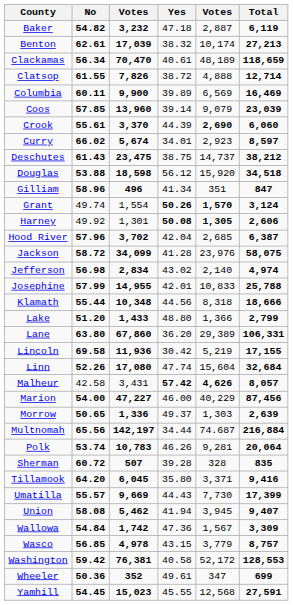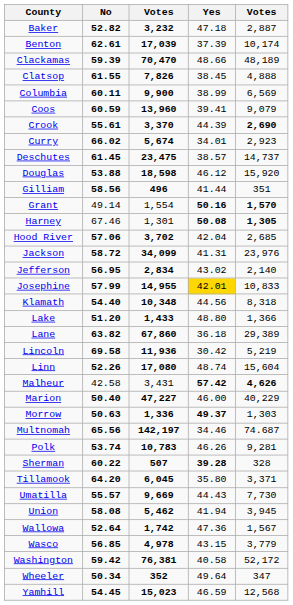- column: (264, 12)
(90, 29) 54.82 -> (106, 29) 52.82
(177, 45) 38.32 -> (212, 45) 37.39
(90, 61) 56.34 -> (106, 61) 59.39
(177, 61) 40.61 -> (212, 61) 48.66
(177, 77) 38.72 -> (212, 77) 38.45
(177, 93) 39.89 -> (212, 93) 38.99
(90, 109) 57.85 -> (106, 109) 60.59
(177, 109) 39.14 -> (212, 109) 39.41
(90, 157) 61.43 -> (106, 157) 61.45
(177, 157) 38.75 -> (212, 157) 38.57
(177, 173) 56.12 -> (212, 173) 46.12
(90, 190) 58.96 -> (106, 190) 58.56
(177, 190) 41.34 -> (212, 190) 41.44
(90, 206) 49.74 -> (106, 206) 49.14
(177, 206) 50.26 -> (212, 206) 50.16
(90, 222) 49.92 -> (106, 222) 67.46
(90, 238) 57.96 -> (106, 238) 57.06
(177, 254) 41.28 -> (212, 254) 41.31
(90, 270) 56.98 -> (106, 270) 56.95
(177, 286) no background -> (212, 286) gold background
(90, 302) 55.44 -> (106, 302) 54.40
(90, 334) 63.80 -> (106, 334) 63.82
(177, 334) 36.20 -> (212, 334) 36.18
(177, 367) 47.74 -> (212, 367) 48.74
(90, 399) 54.00 -> (106, 399) 50.40
(90, 415) 50.65 -> (106, 415) 50.63
(177, 415) normal -> (212, 415) bold
(177, 431) 34.44 -> (212, 431) 34.46
(90, 463) 60.72 -> (106, 463) 60.22
(177, 463) normal -> (212, 463) bold
(90, 528) 54.84 -> (106, 528) 52.64
(90, 576) 50.36 -> (106, 576) 50.34
(177, 576) 49.61 -> (212, 576) 49.64
(177, 592) 45.55 -> (212, 592) 46.59
